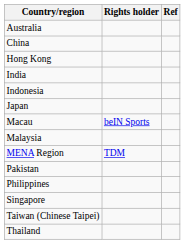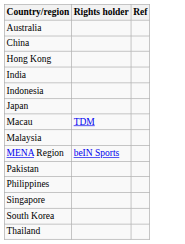(127, 122) beIN Sports -> (84, 122) TDM
(114, 153) TDM -> (96, 153) beIN Sports
+ row: (30, 216)
- row: (53, 216)
